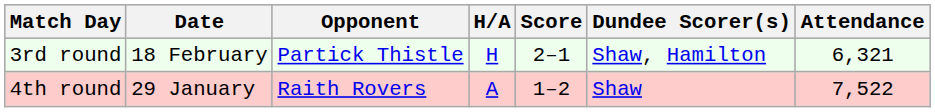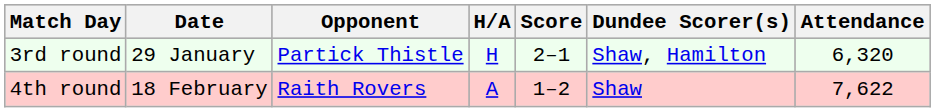(199, 55) 18 February -> (193, 55) 29 January
(863, 55) 6,321 -> (863, 55) 6,320
(193, 89) 29 January -> (199, 89) 18 February
(863, 89) 7,522 -> (863, 89) 7,622
